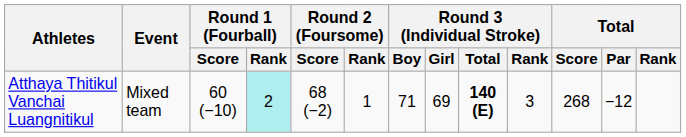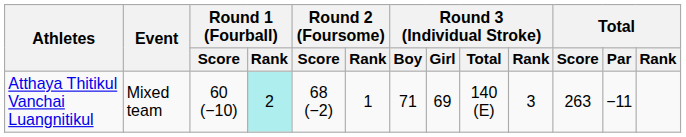(483, 102) bold -> (484, 102) normal
(577, 102) 268 -> (578, 102) 263
(619, 102) −12 -> (619, 102) −11
